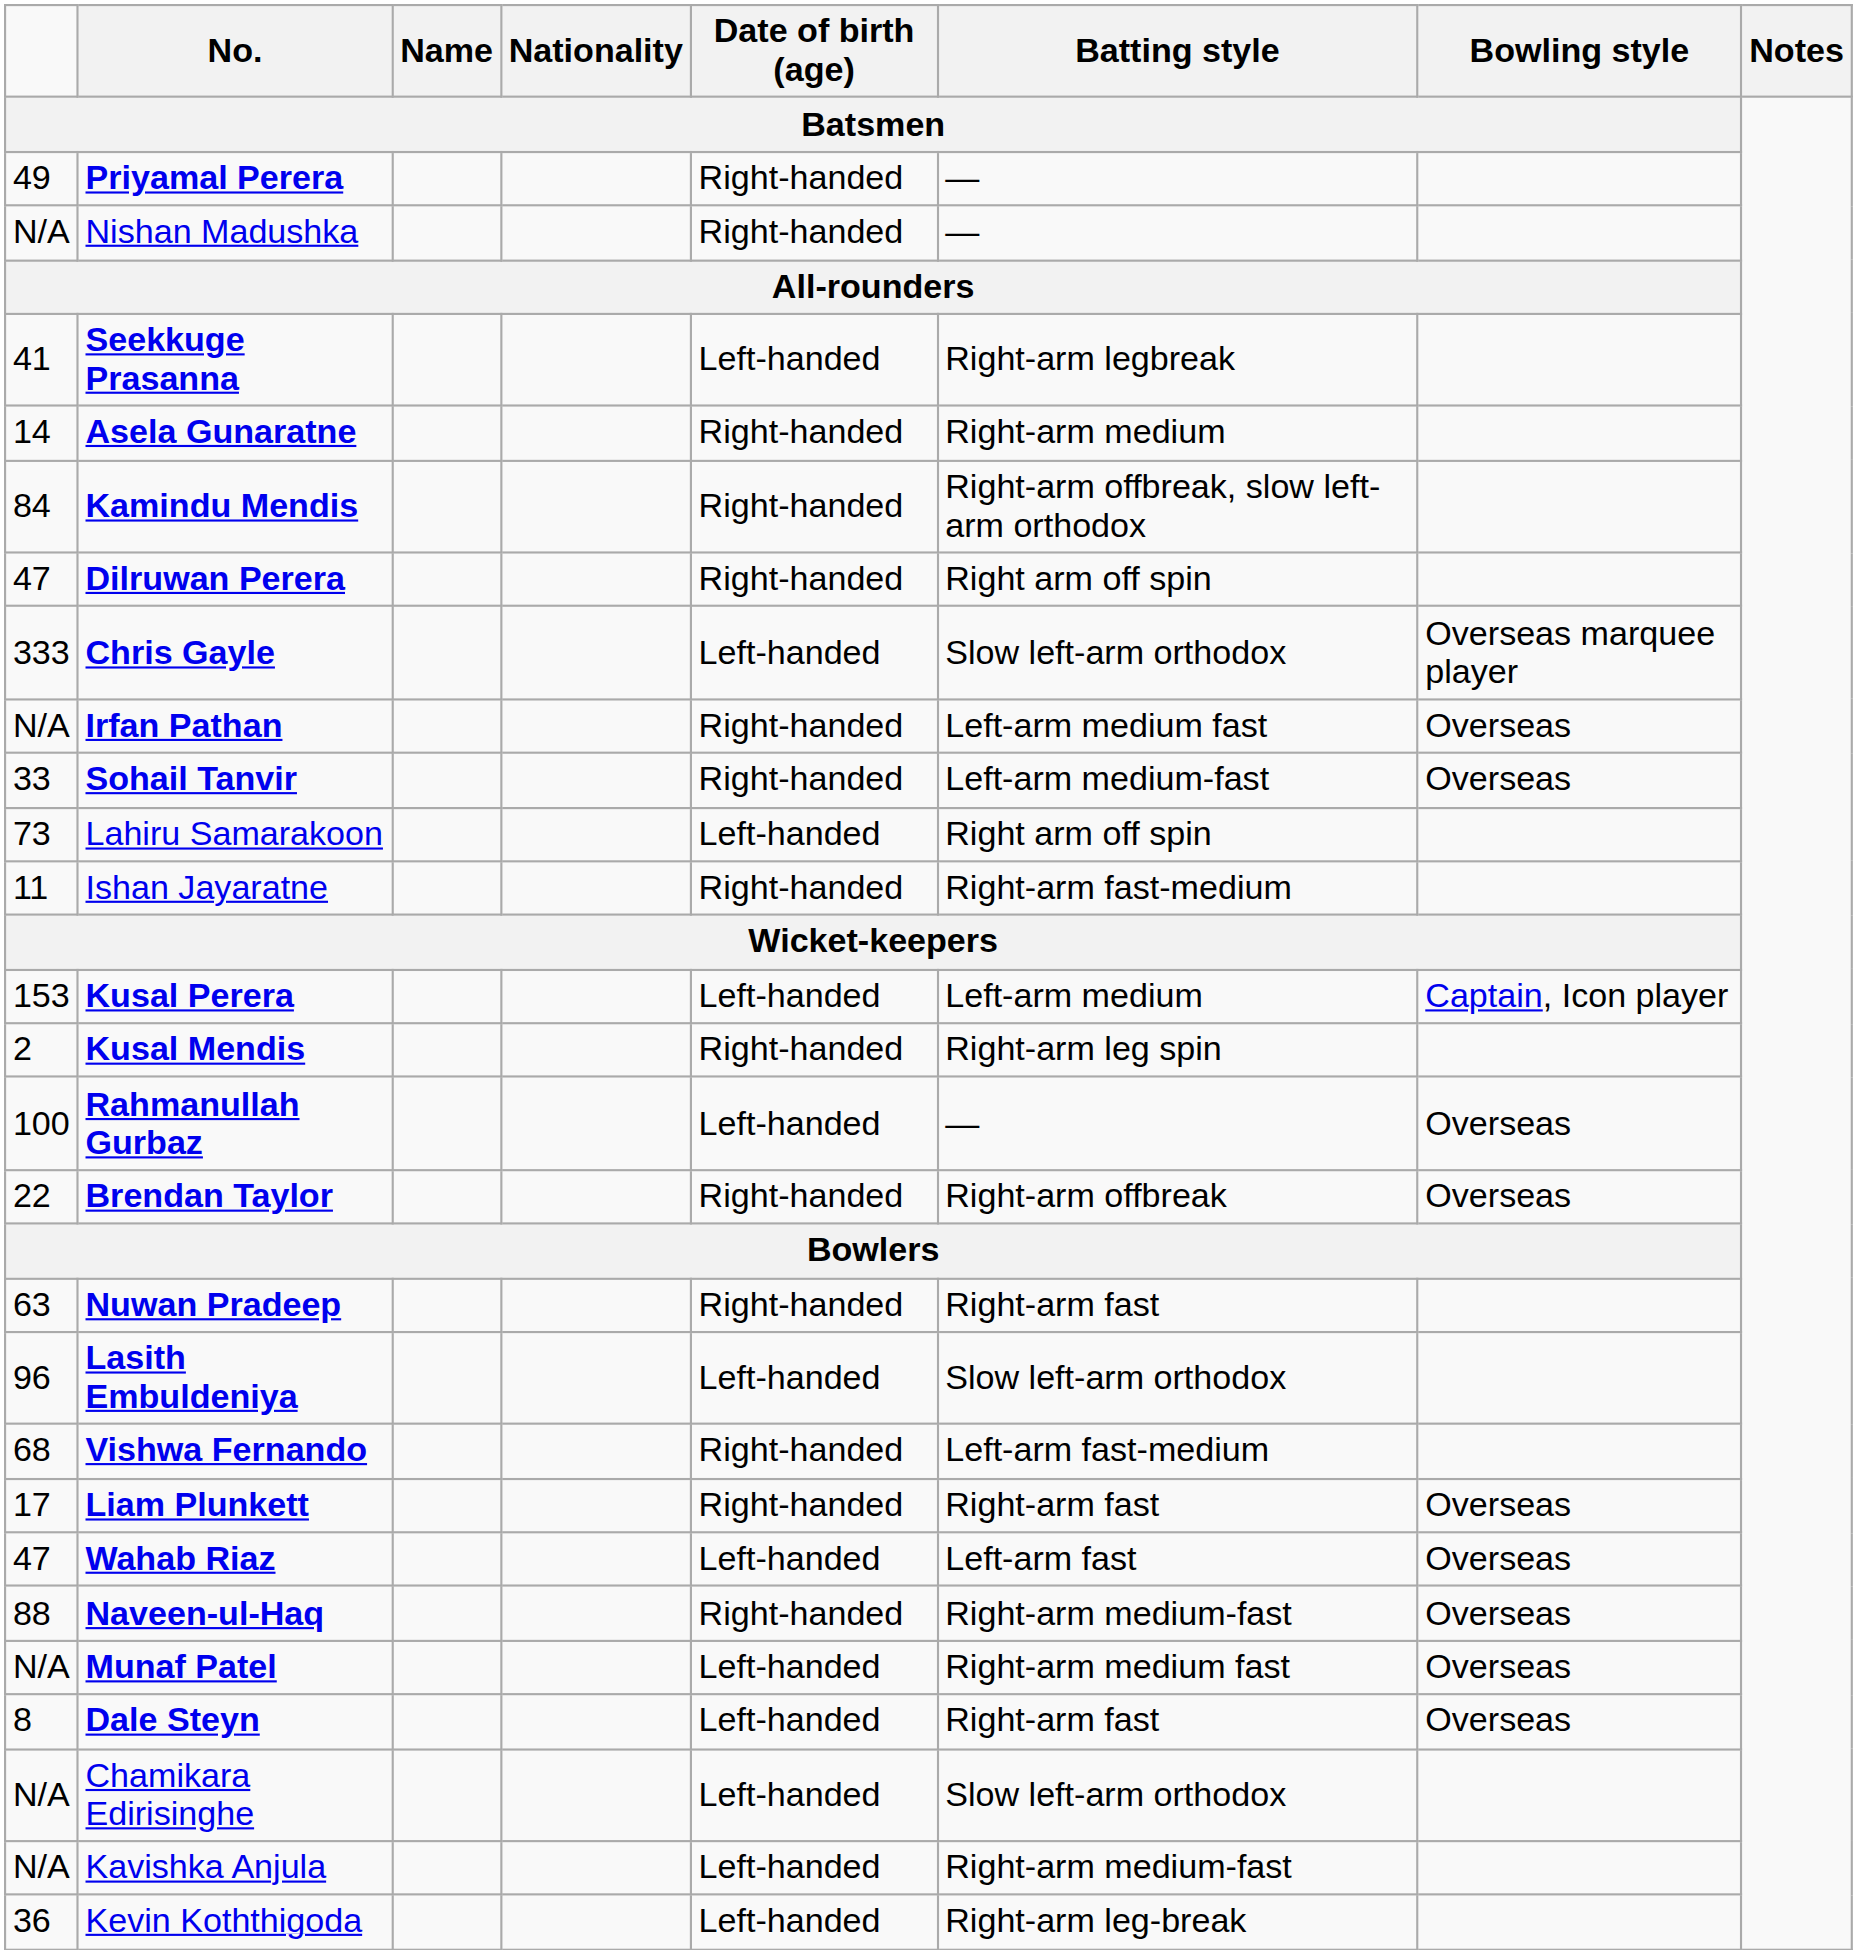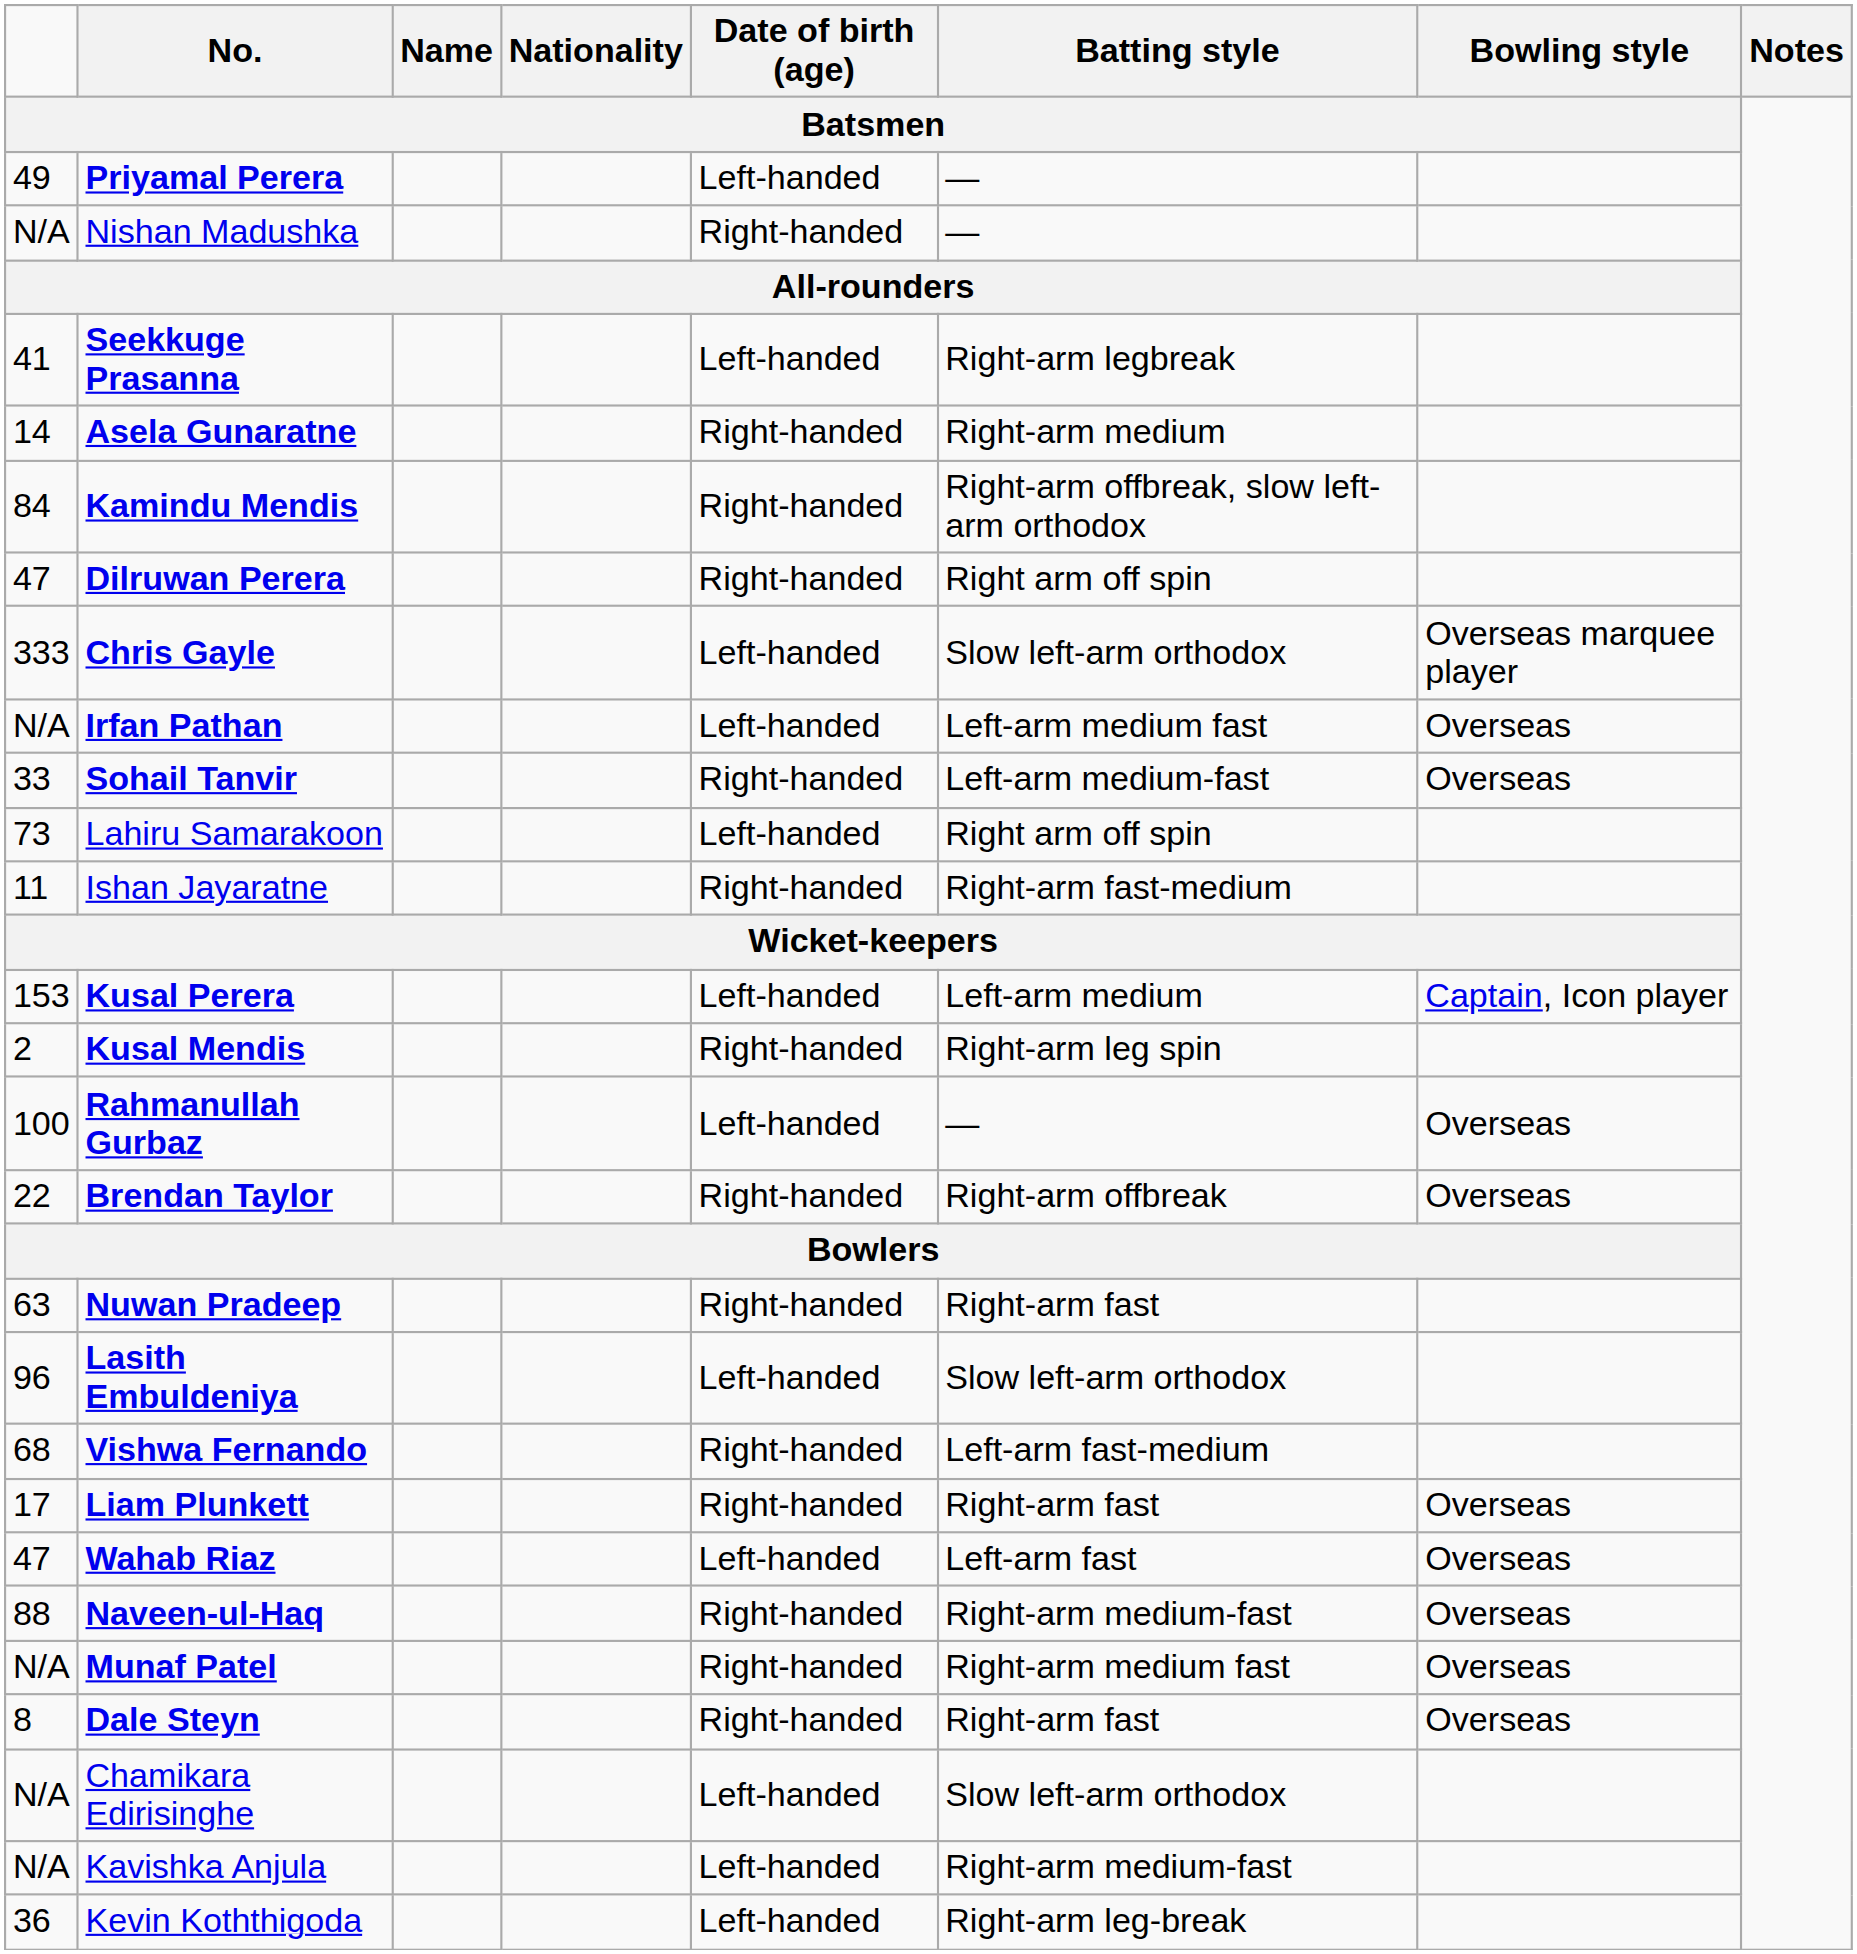(801, 177) Right-handed -> (790, 177) Left-handed
(801, 725) Right-handed -> (790, 725) Left-handed
(790, 1666) Left-handed -> (801, 1666) Right-handed
(790, 1720) Left-handed -> (801, 1720) Right-handed
